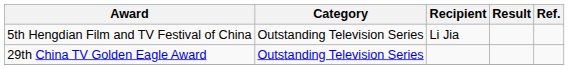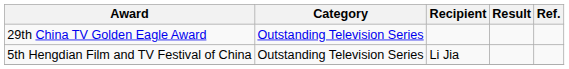rows swapped: (107, 54) <-> (129, 34)
